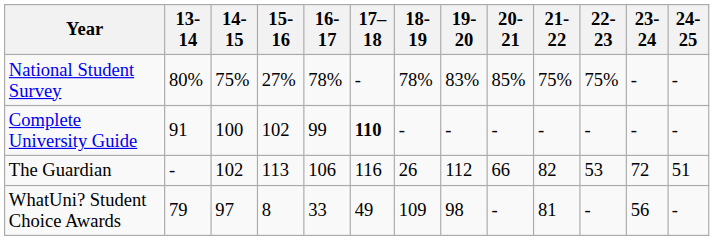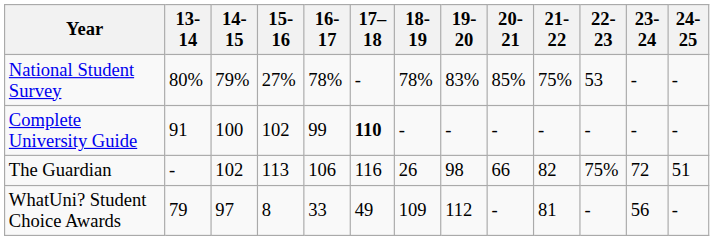(232, 79) 75% -> (232, 79) 79%
(601, 79) 75% -> (594, 79) 53
(459, 170) 112 -> (454, 170) 98
(594, 170) 53 -> (601, 170) 75%
(454, 210) 98 -> (459, 210) 112
